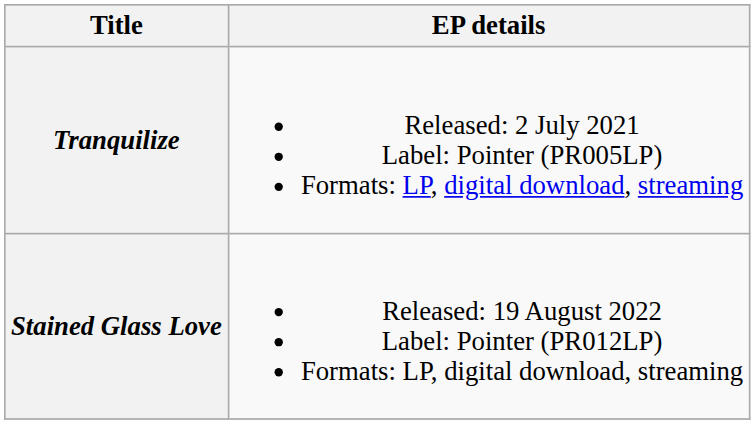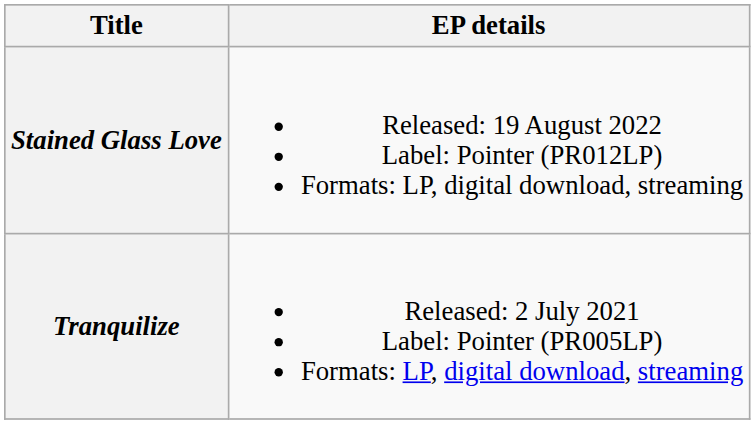rows swapped: (116, 139) <-> (116, 325)
